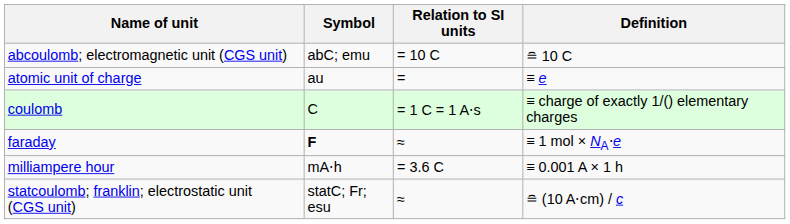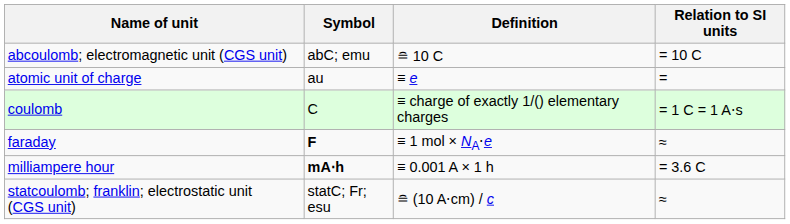columns swapped: (654, 24) <-> (458, 24)
(325, 168) normal -> (326, 168) bold
